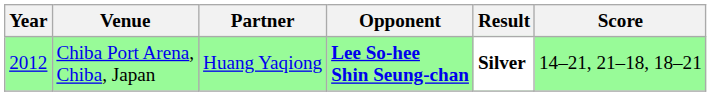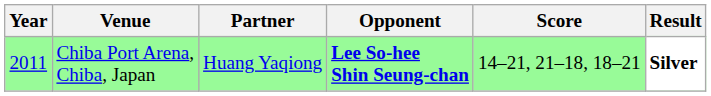columns swapped: (620, 20) <-> (504, 20)
(28, 63) 2012 -> (28, 63) 2011
